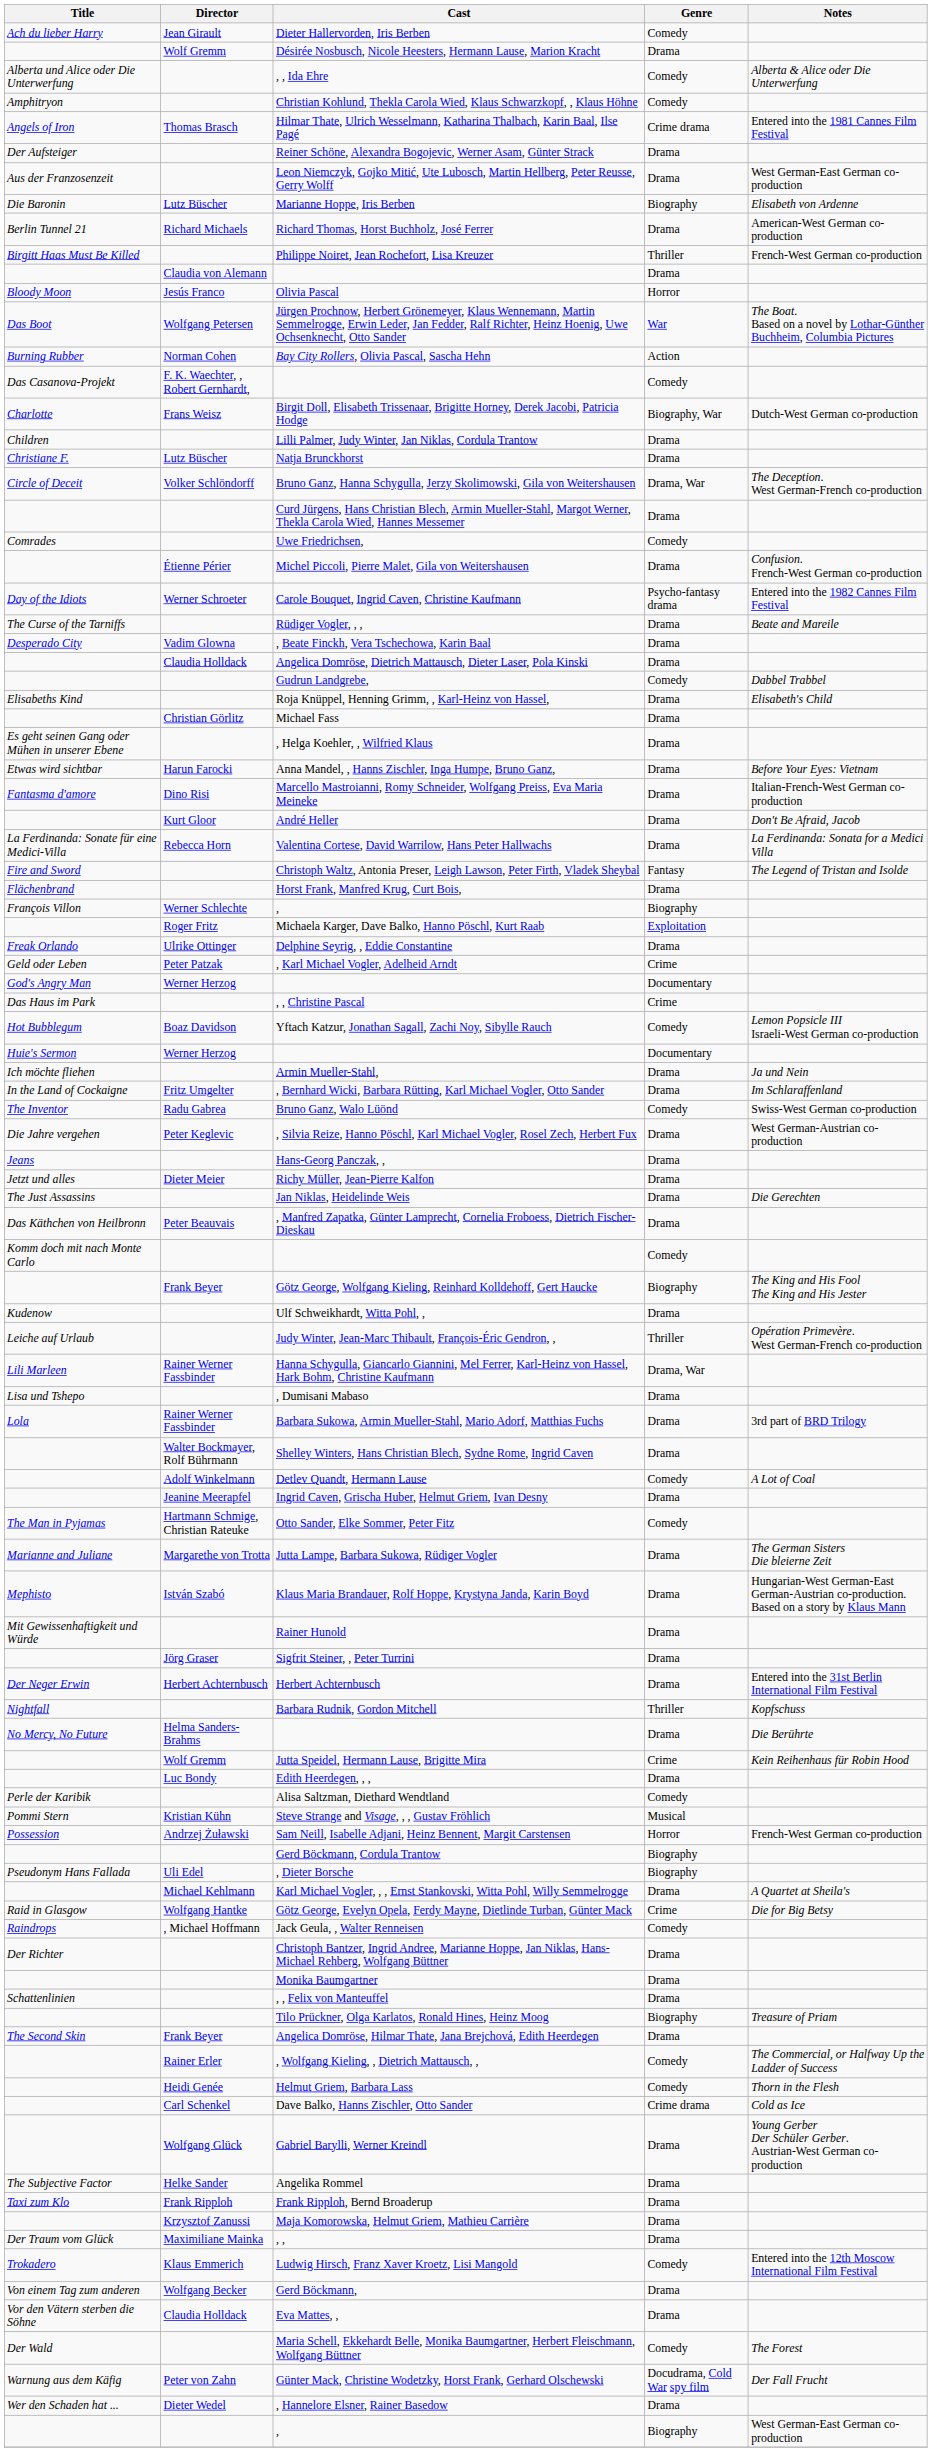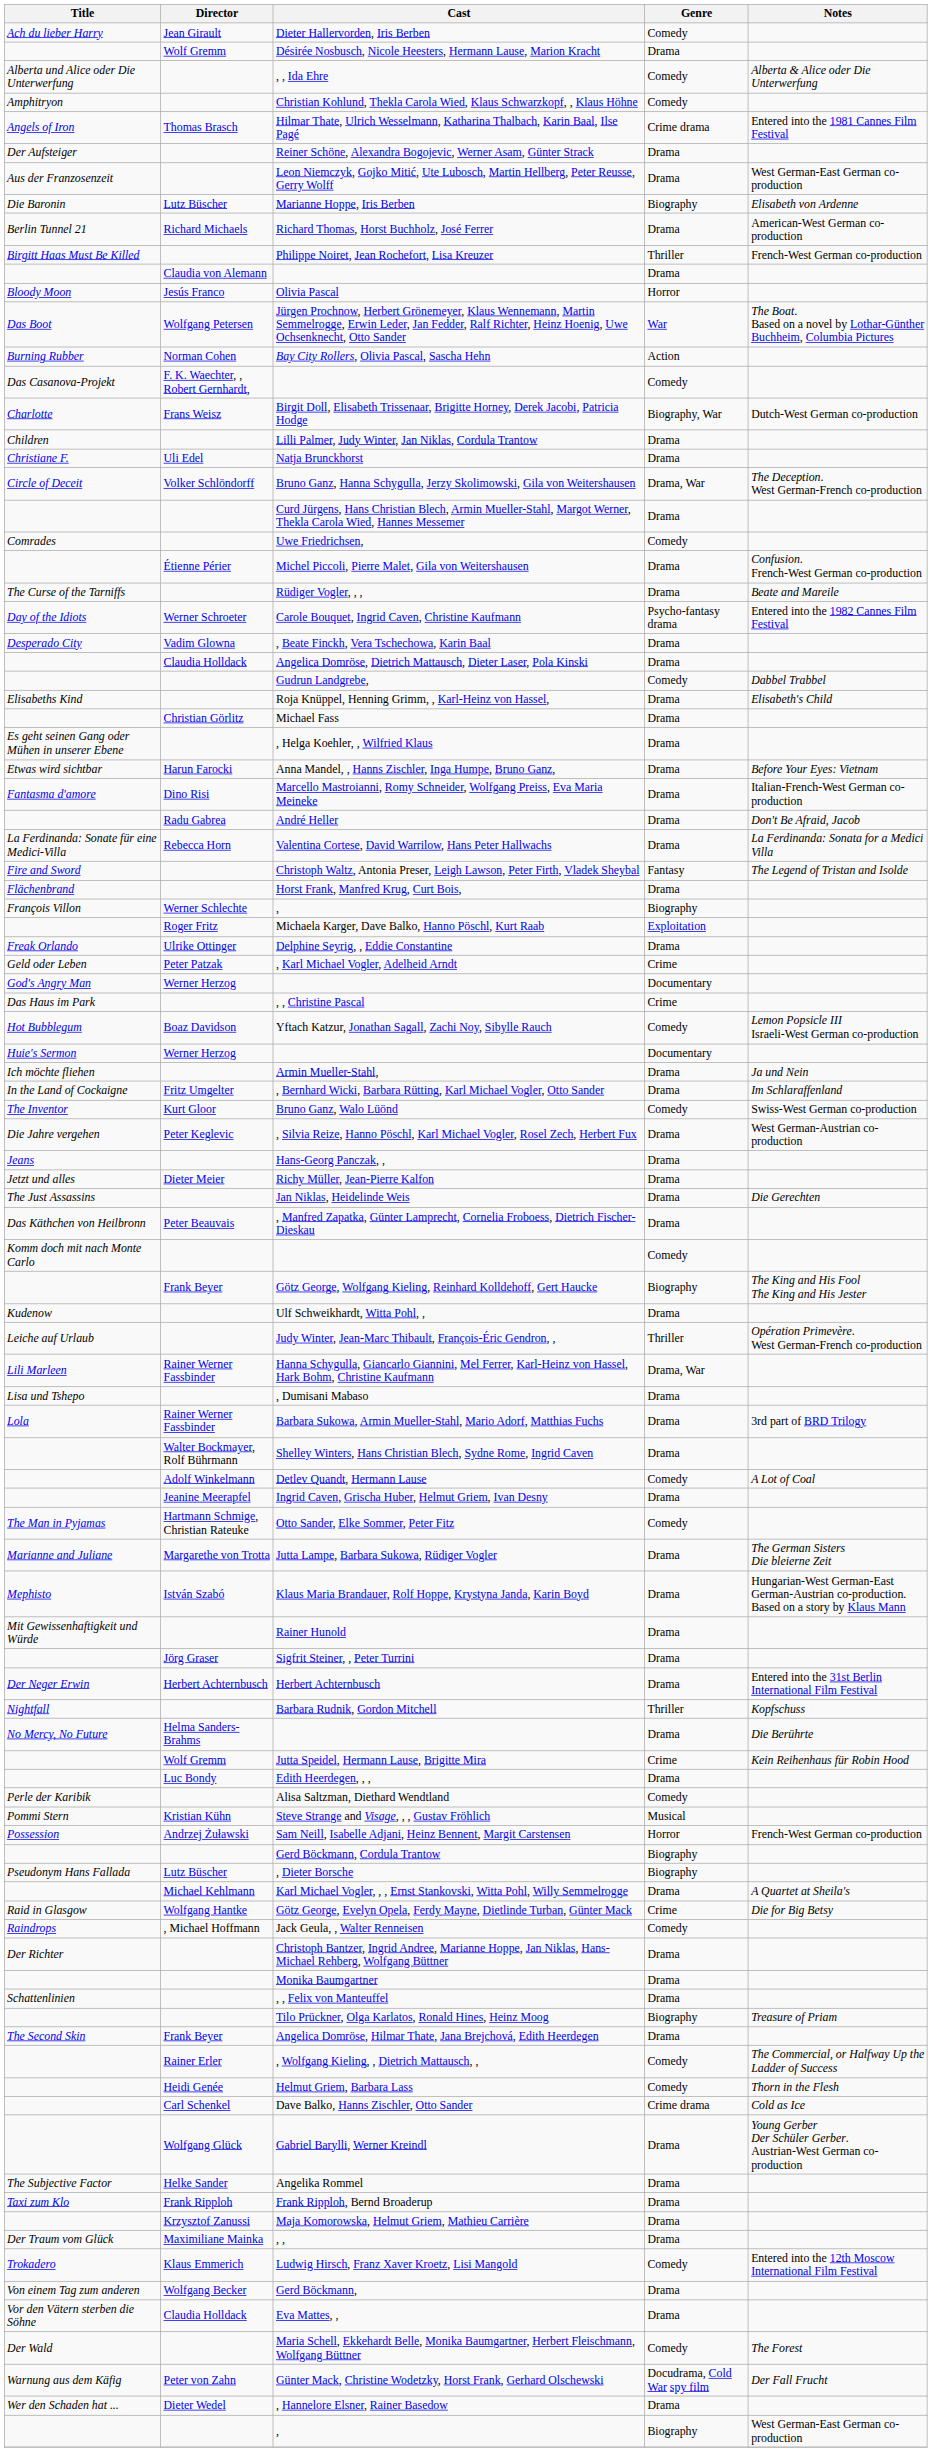(195, 458) Lutz Büscher -> (183, 458) Uli Edel
rows swapped: (66, 624) <-> (47, 598)
(190, 820) Kurt Gloor -> (195, 820) Radu Gabrea
(195, 1109) Radu Gabrea -> (190, 1109) Kurt Gloor
(183, 1872) Uli Edel -> (195, 1872) Lutz Büscher
